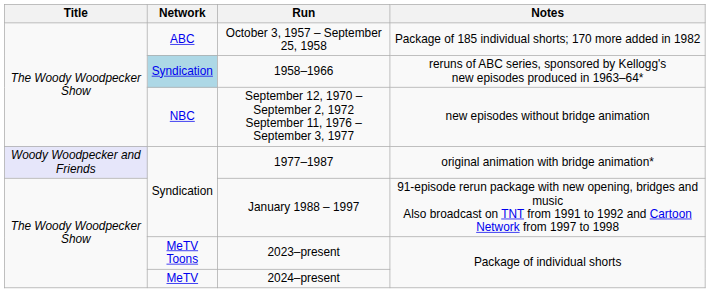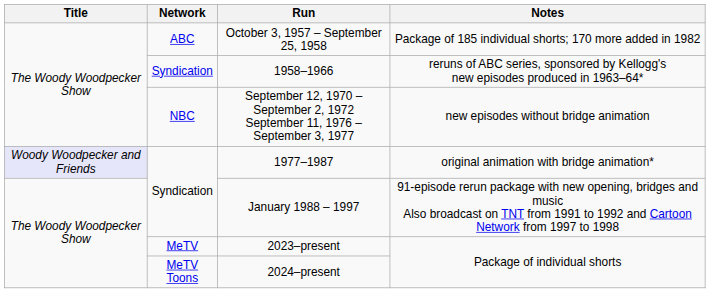(182, 71) lightblue background -> (182, 71) no background
(182, 253) MeTV Toons -> (182, 246) MeTV
(182, 278) MeTV -> (182, 271) MeTV Toons
